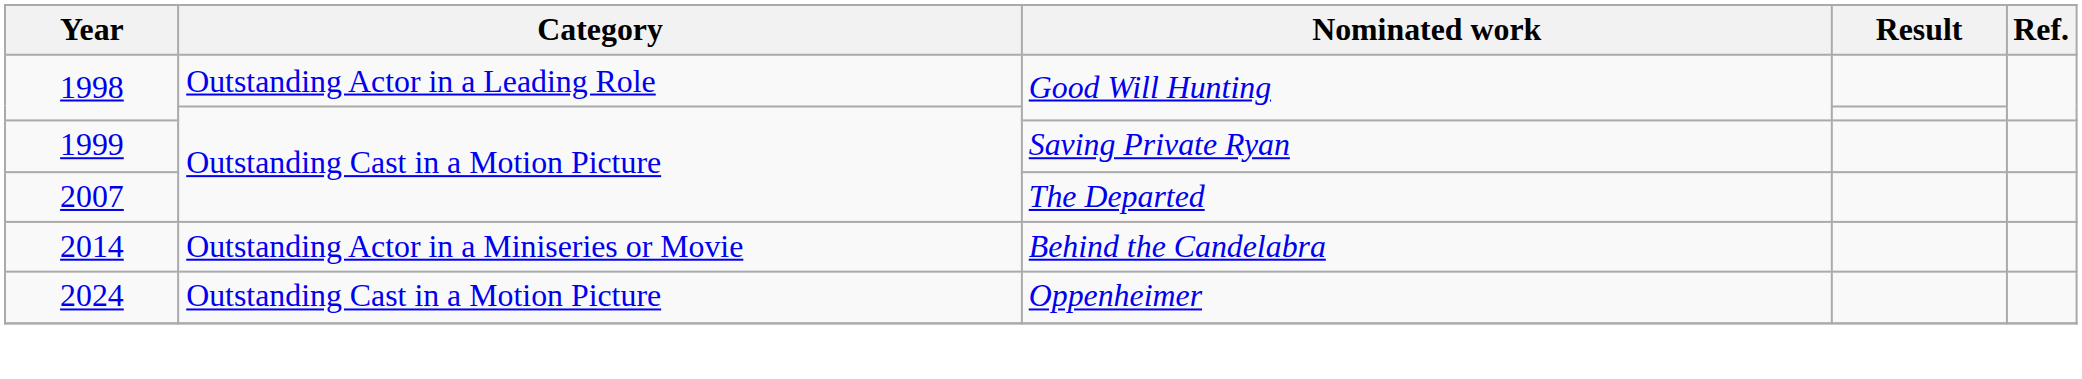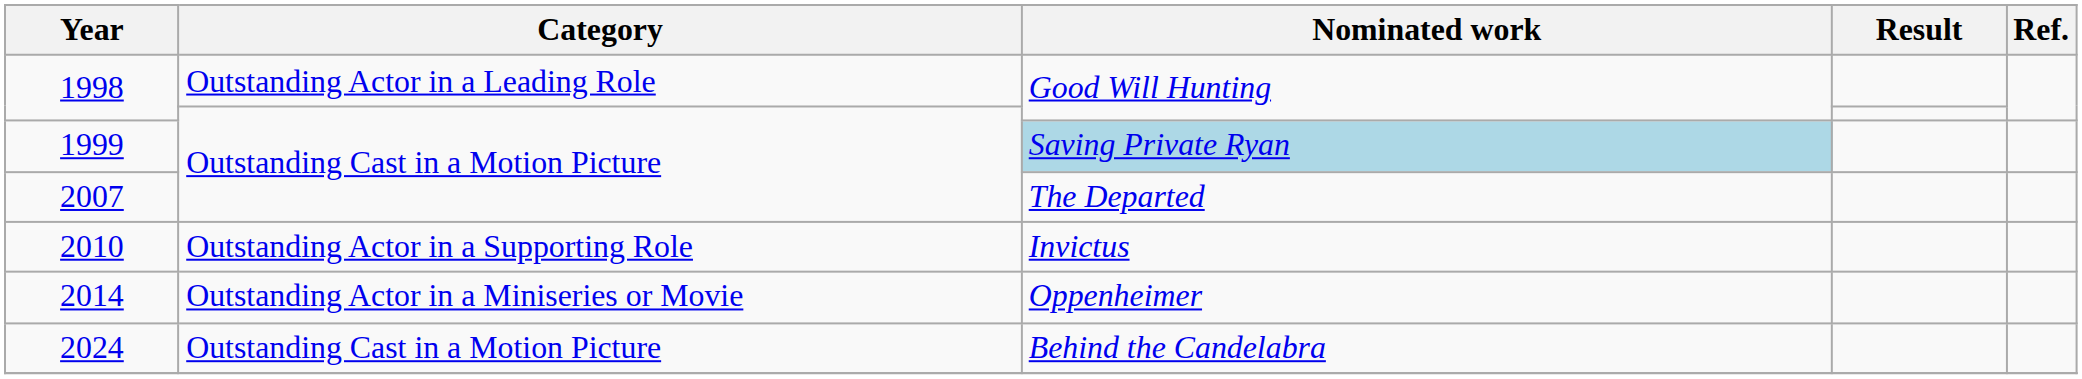(1159, 145) no background -> (1159, 145) lightblue background
+ row: (92, 246)
(1177, 246) Behind the Candelabra -> (1115, 296) Oppenheimer
(1115, 296) Oppenheimer -> (1177, 347) Behind the Candelabra
